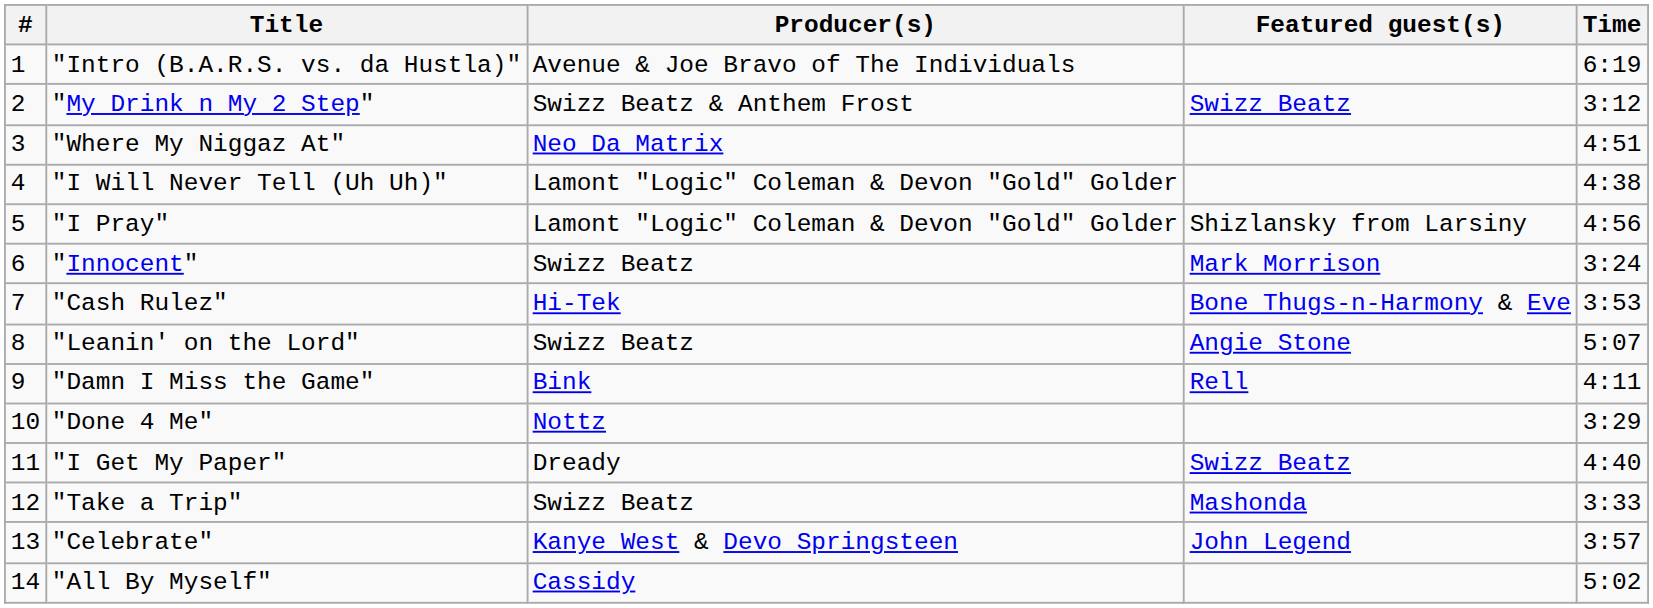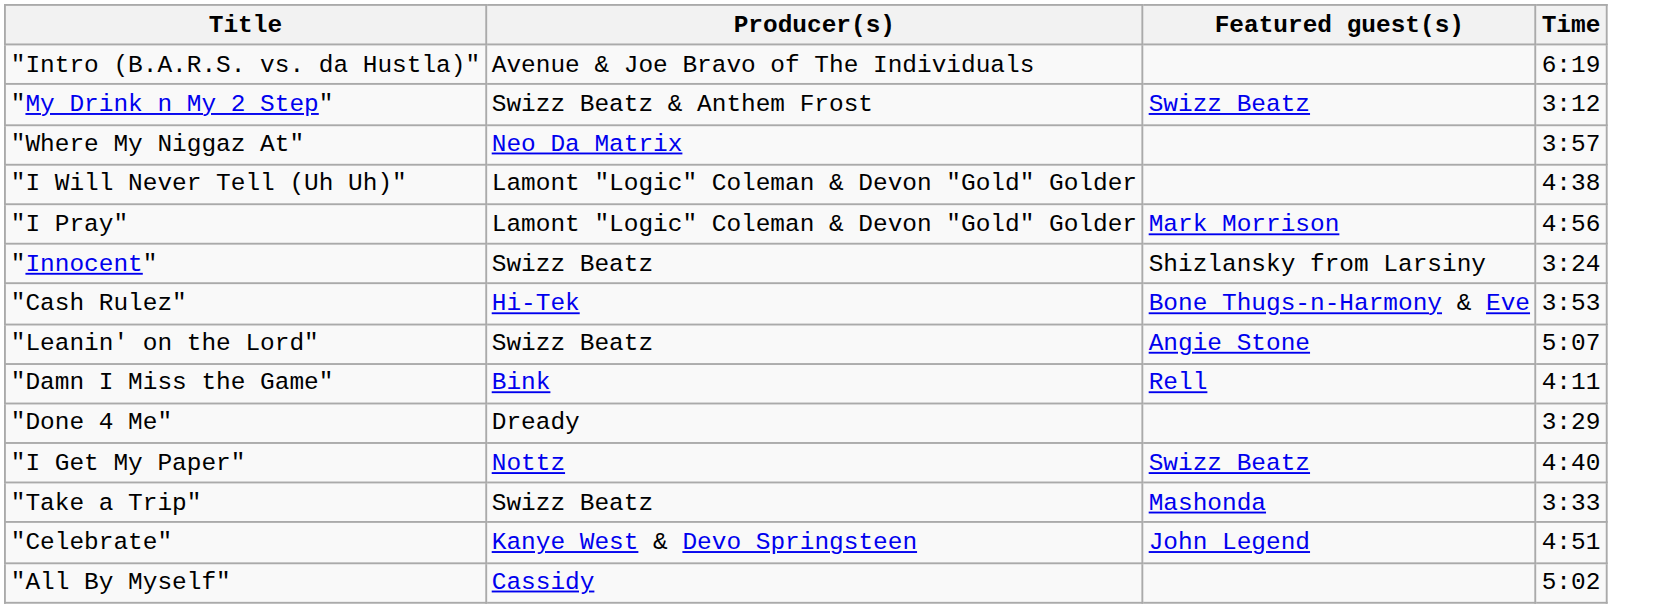- column: (25, 25)
(1612, 144) 4:51 -> (1571, 144) 3:57
(1358, 224) Shizlansky from Larsiny -> (1244, 224) Mark Morrison
(1285, 264) Mark Morrison -> (1317, 264) Shizlansky from Larsiny
(569, 423) Nottz -> (536, 423) Dready
(577, 463) Dready -> (528, 463) Nottz
(1612, 543) 3:57 -> (1571, 543) 4:51
